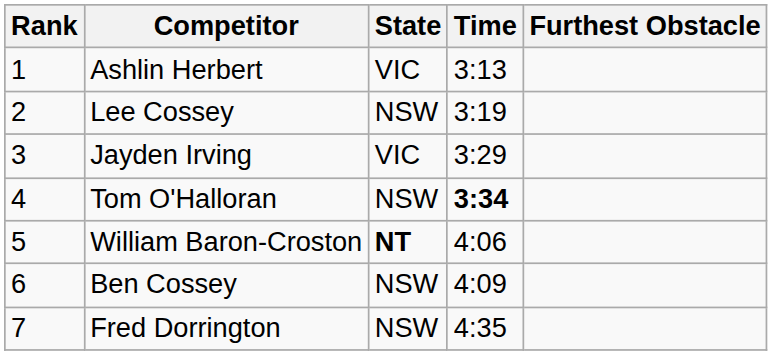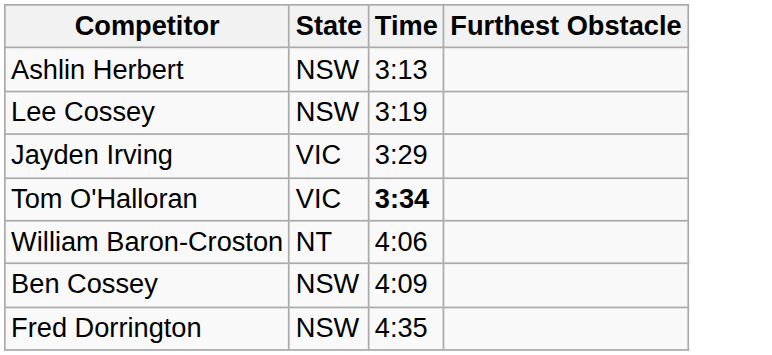- column: (44, 26)
(397, 69) VIC -> (327, 69) NSW
(407, 198) NSW -> (318, 198) VIC
(393, 241) bold -> (314, 241) normal
